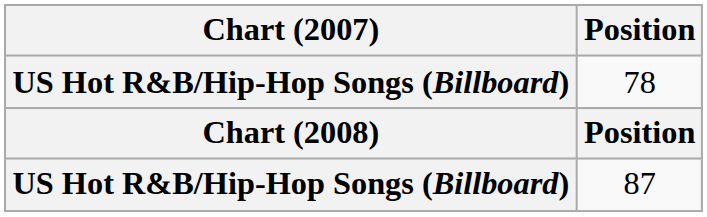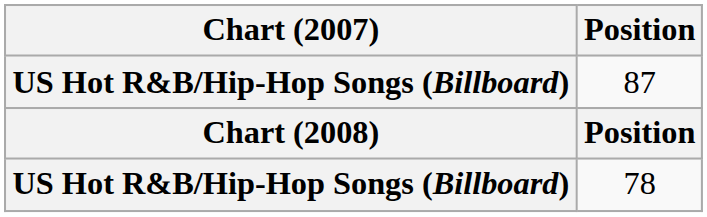rows swapped: (640, 81) <-> (640, 183)
